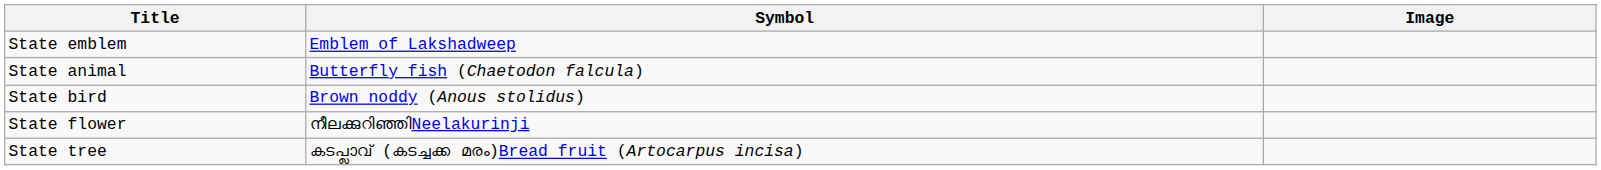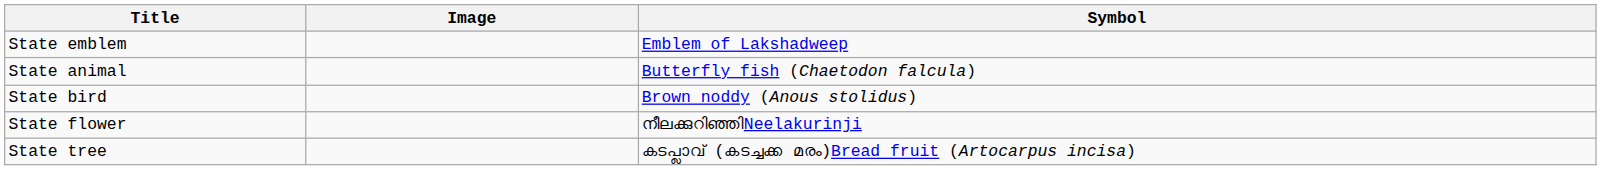columns swapped: (785, 18) <-> (1430, 18)
